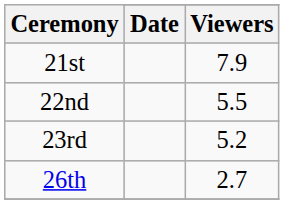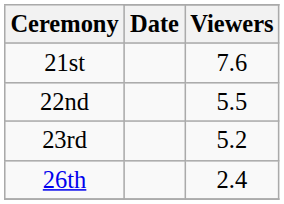(232, 62) 7.9 -> (232, 62) 7.6
(232, 179) 2.7 -> (232, 179) 2.4
